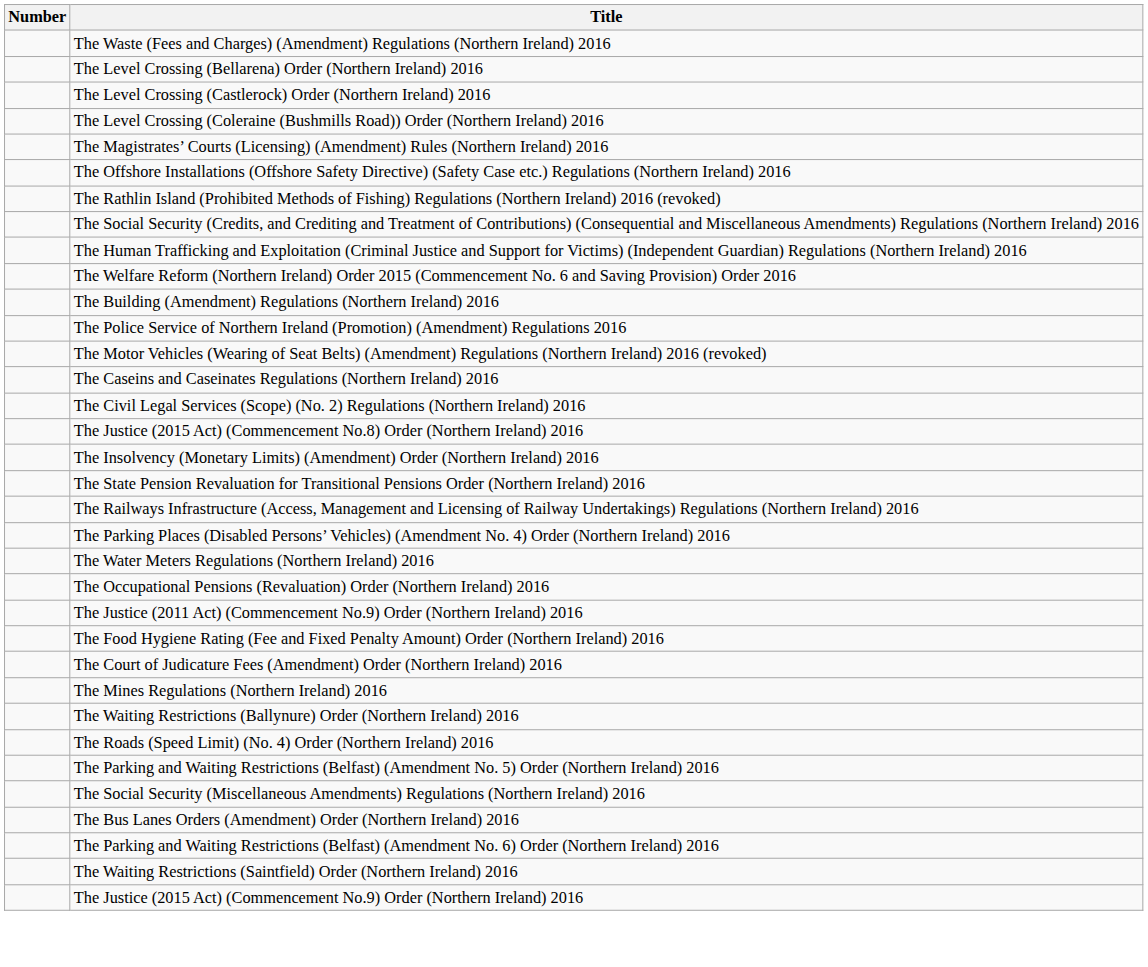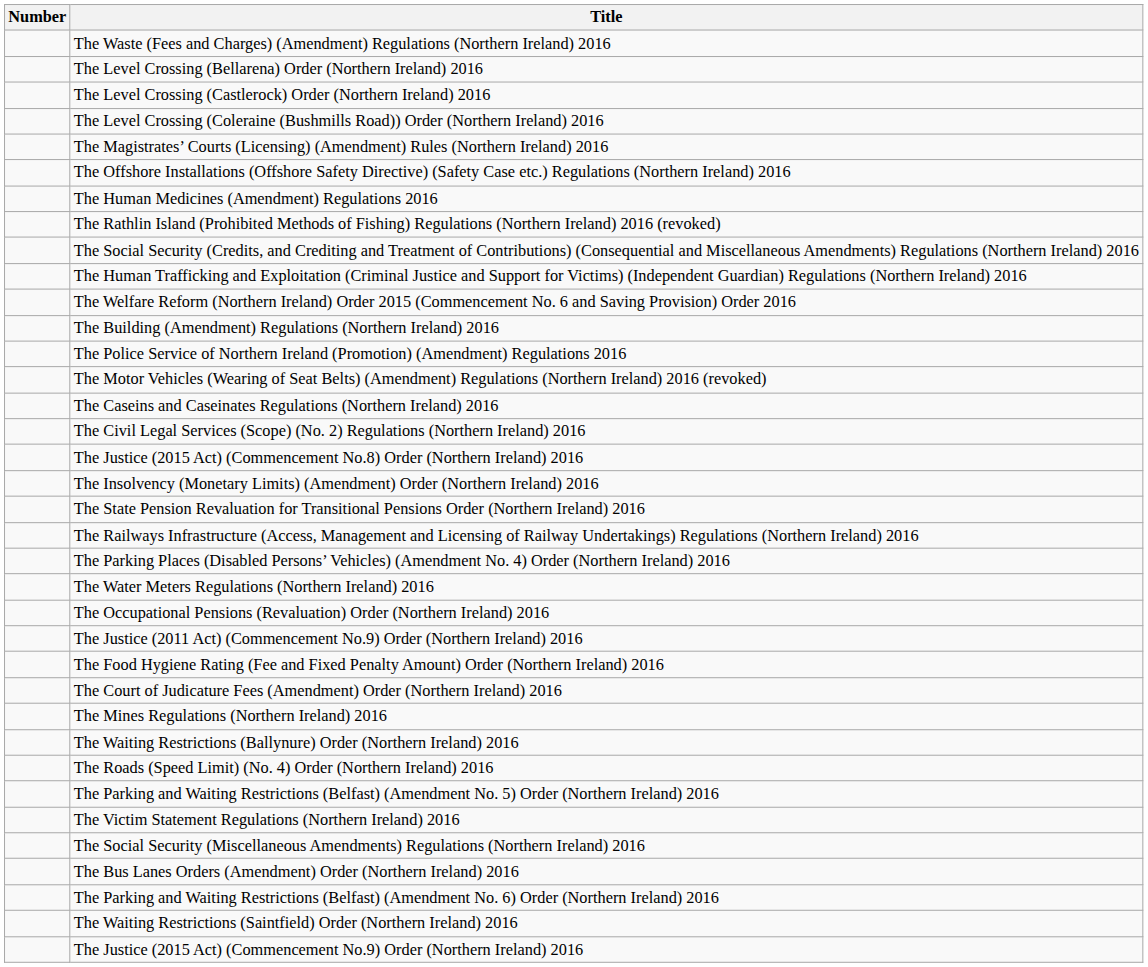+ row: (256, 198)
+ row: (267, 819)
